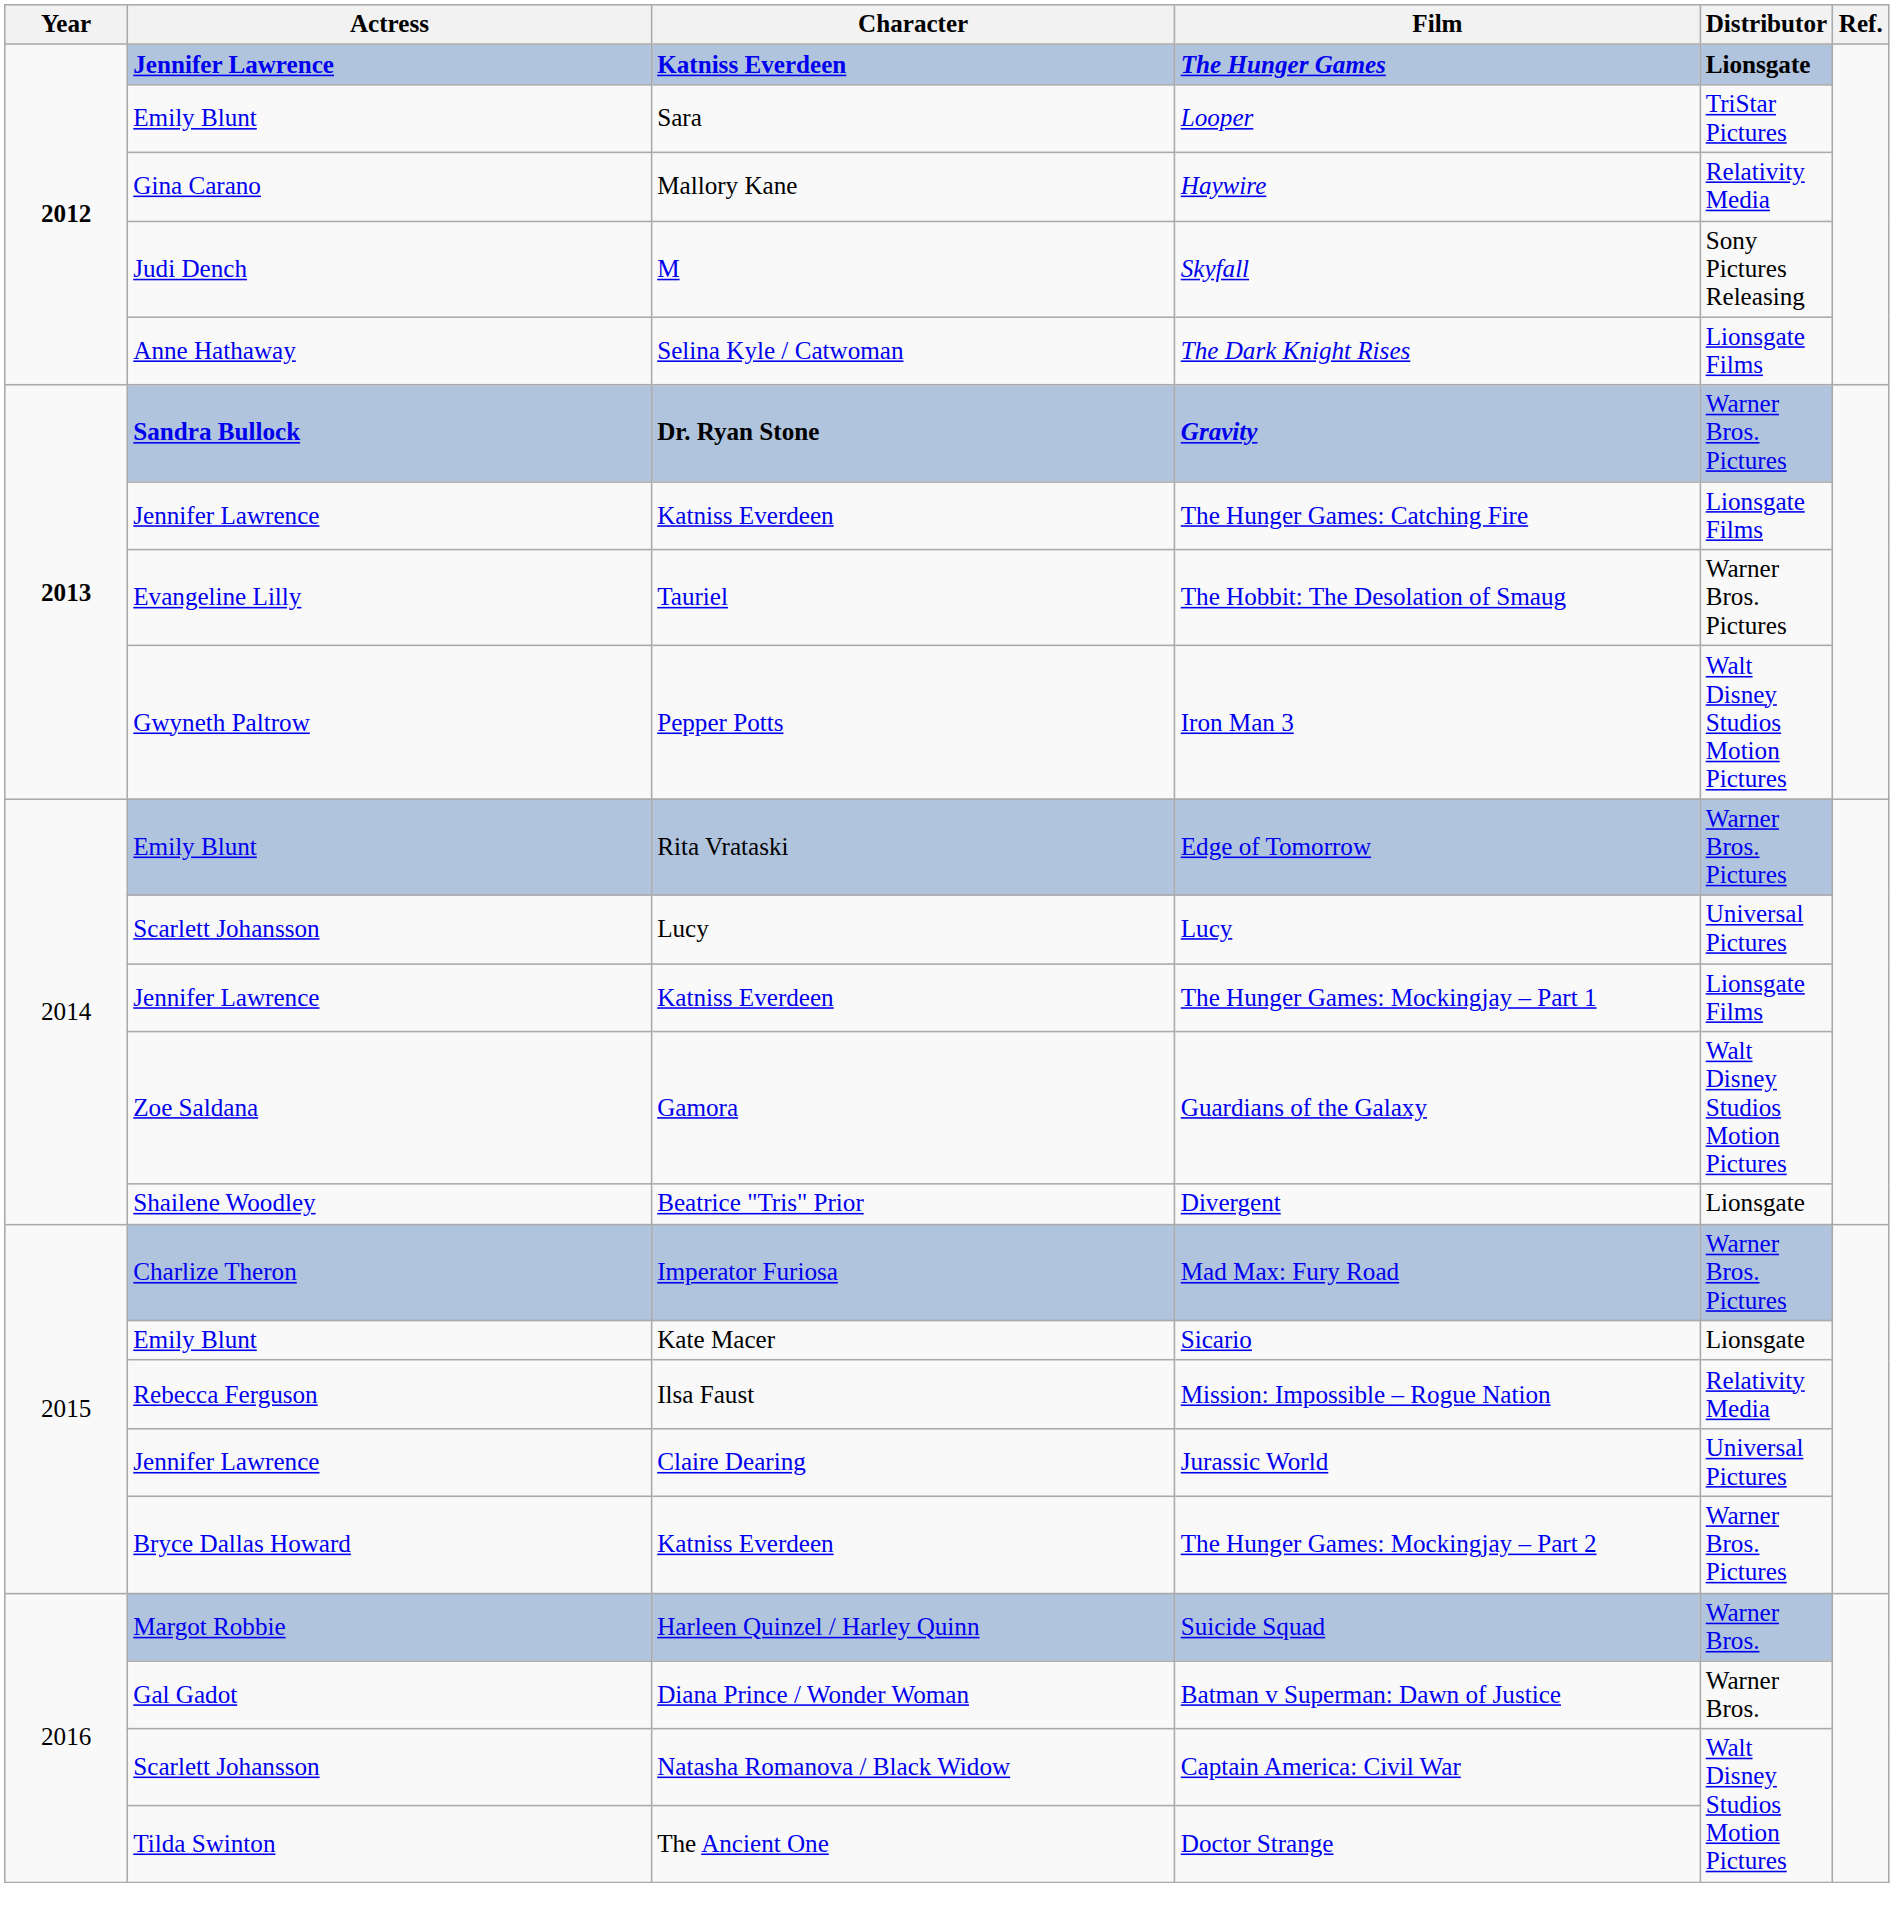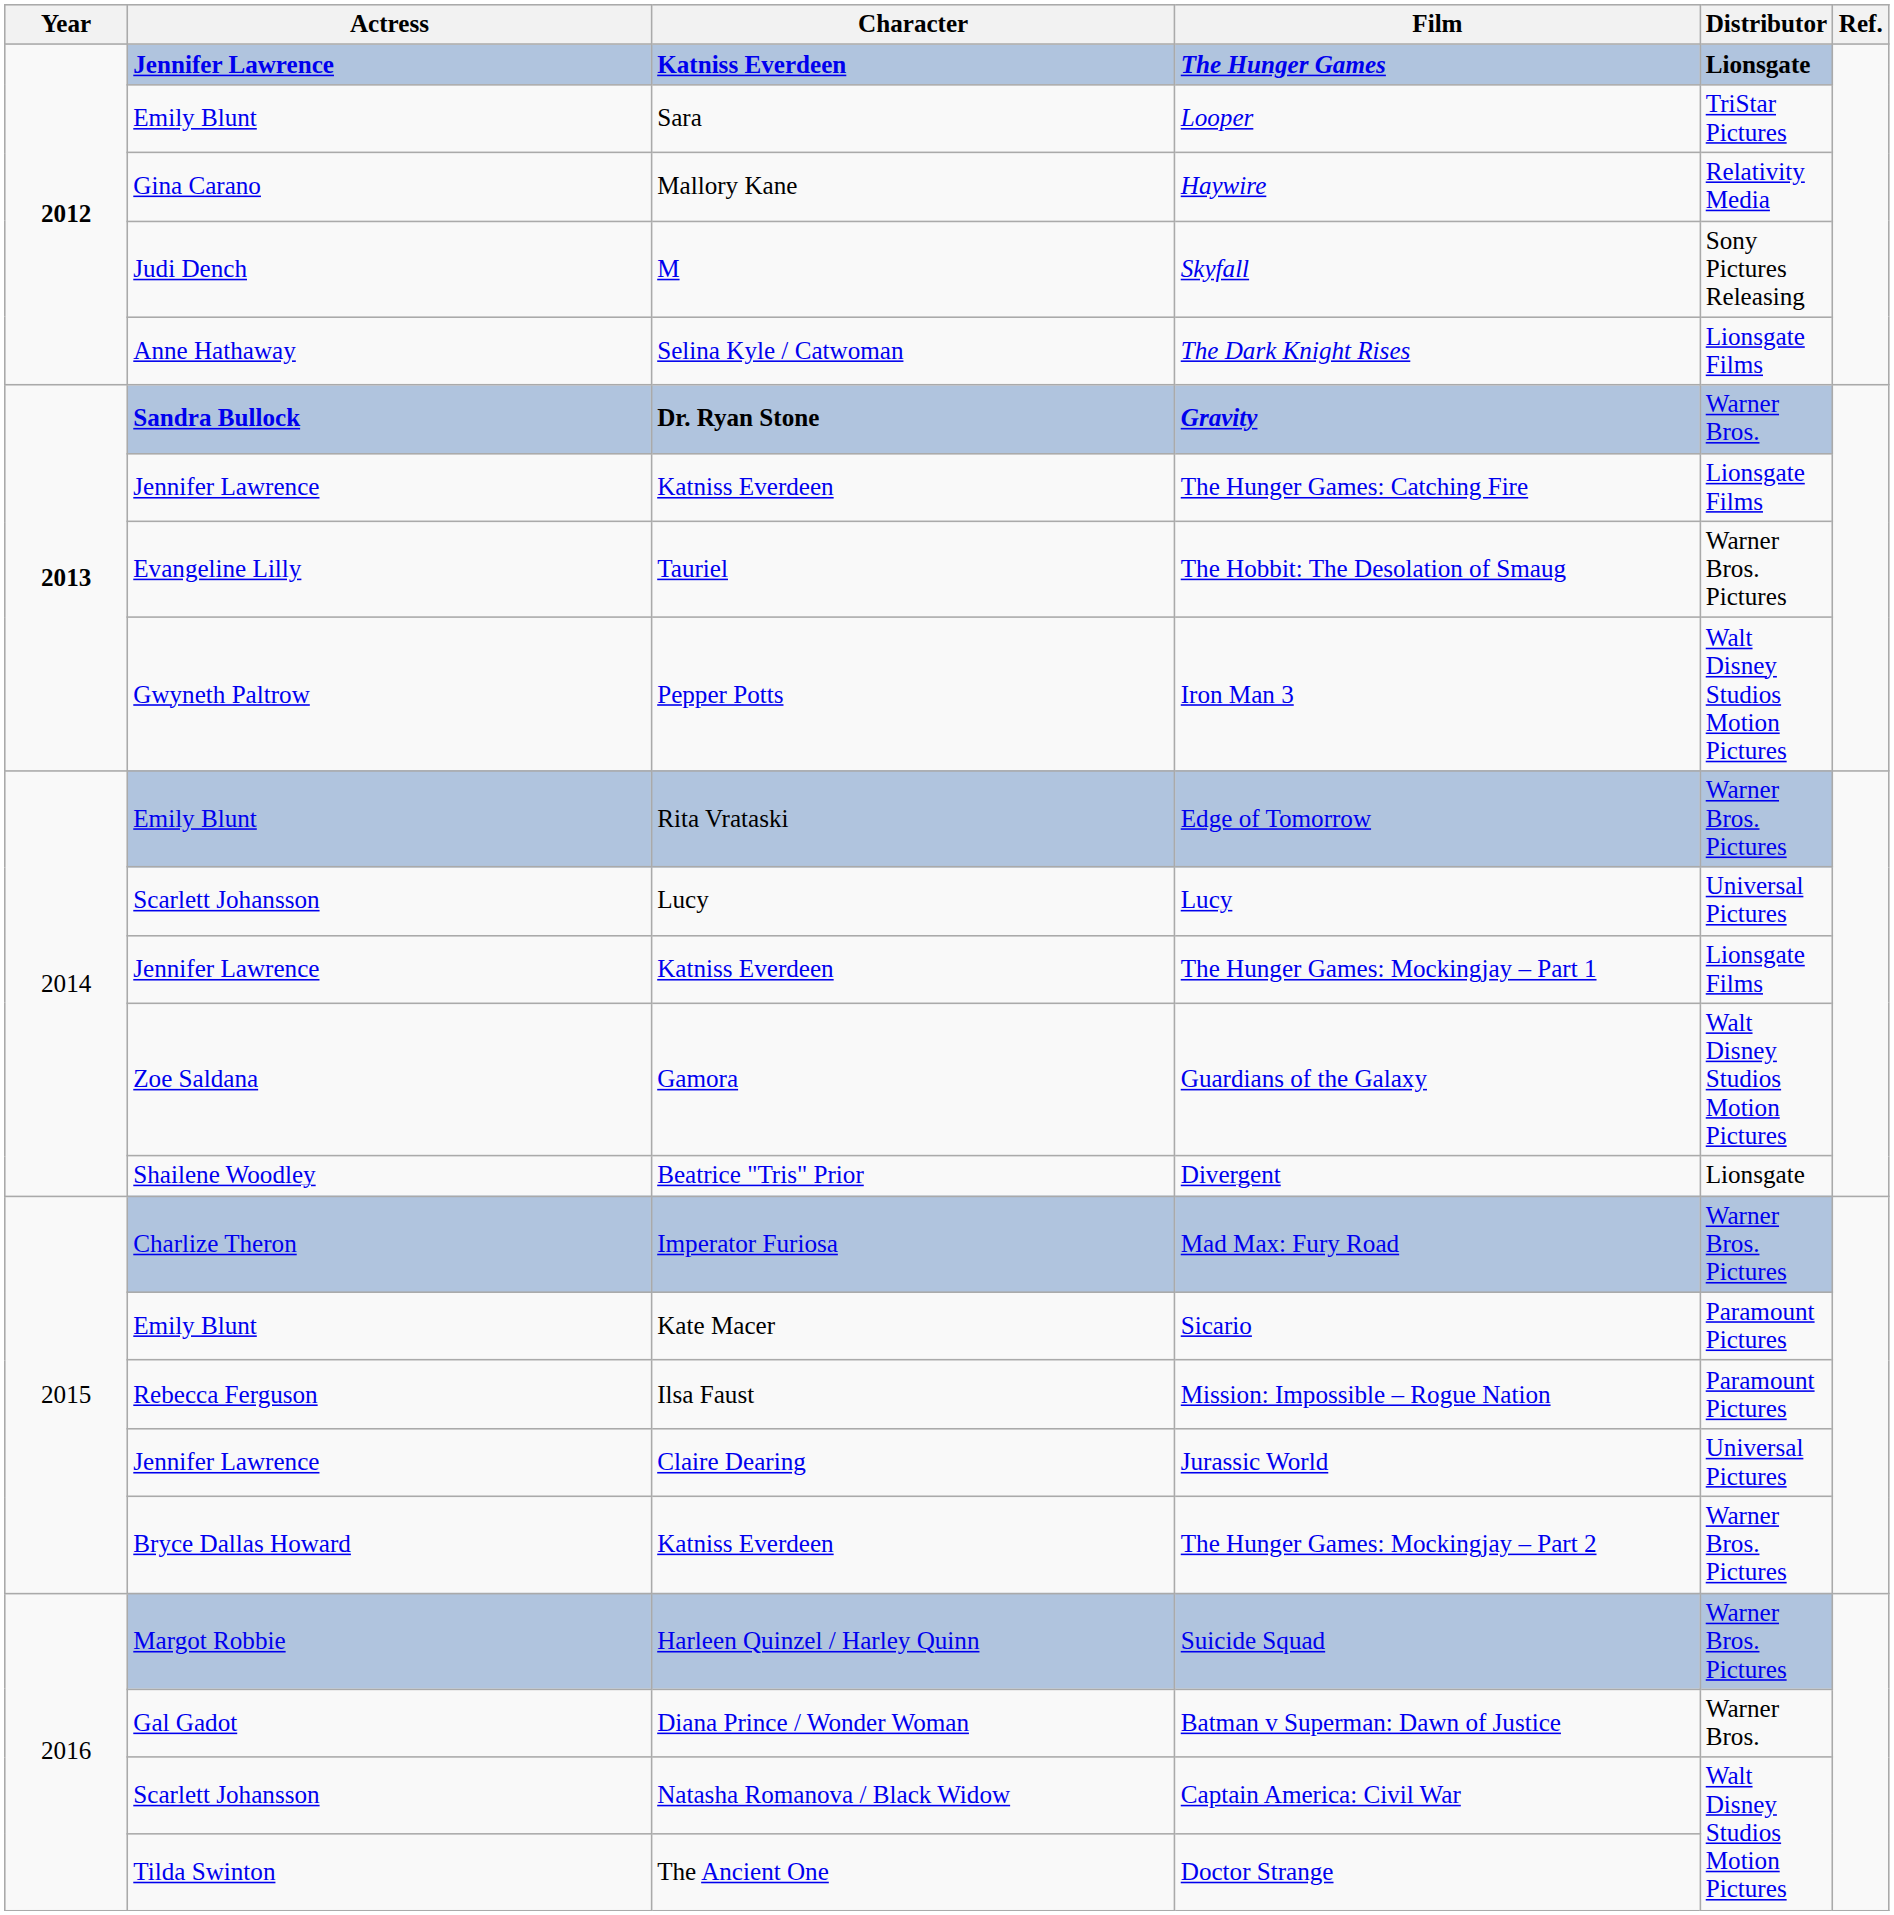(1746, 433) Warner Bros. Pictures -> (1742, 418) Warner Bros.
(1755, 1340) Lionsgate -> (1760, 1325) Paramount Pictures
(1755, 1394) Relativity Media -> (1760, 1394) Paramount Pictures
(1742, 1626) Warner Bros. -> (1746, 1640) Warner Bros. Pictures
